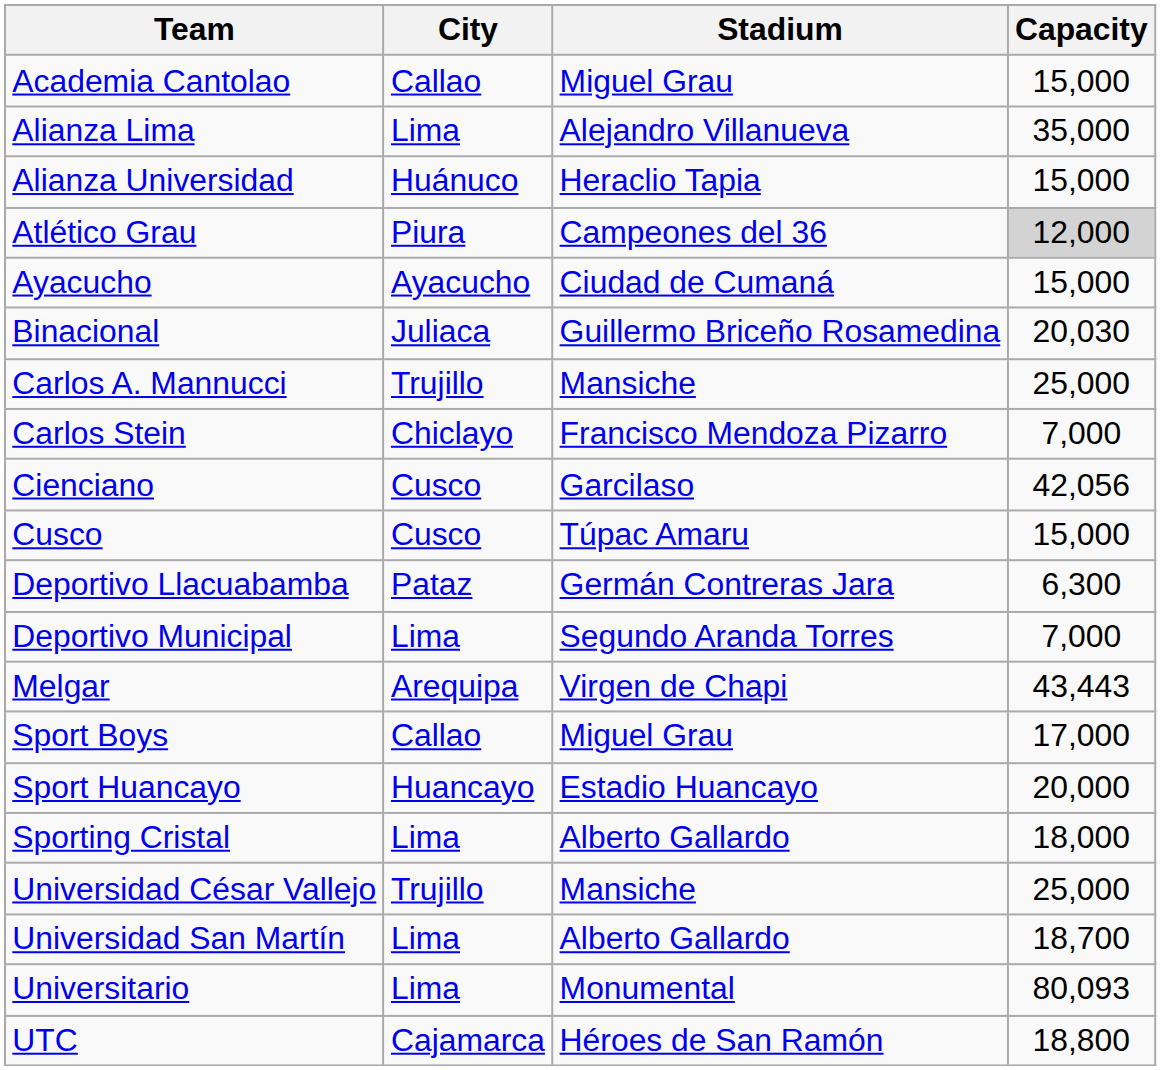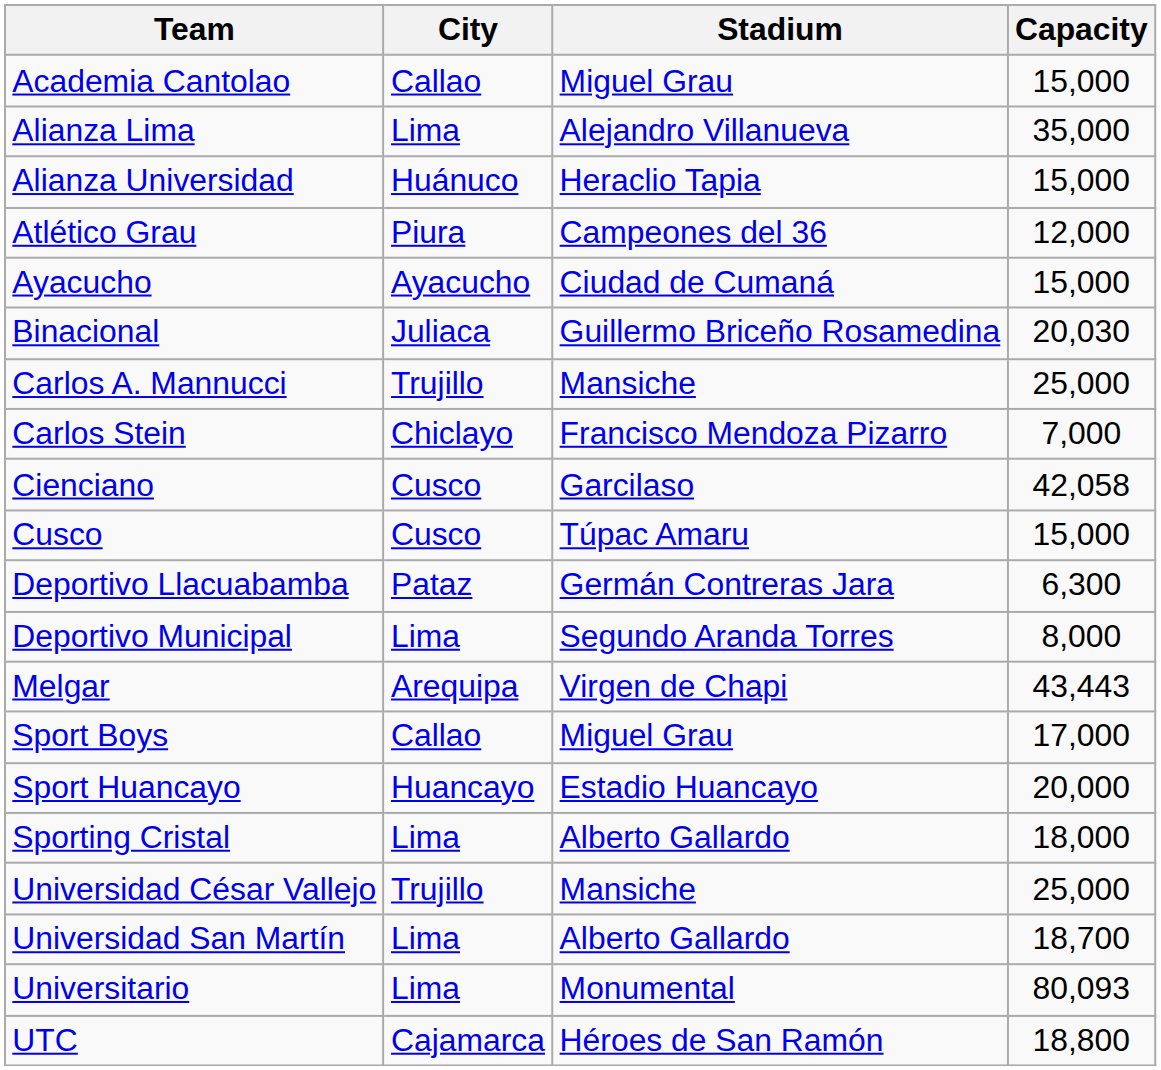(1081, 231) lightgrey background -> (1081, 231) no background
(1081, 484) 42,056 -> (1081, 484) 42,058
(1081, 635) 7,000 -> (1081, 635) 8,000
